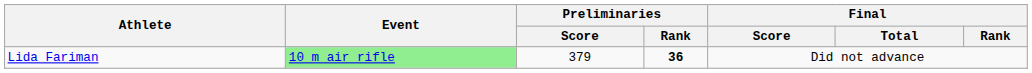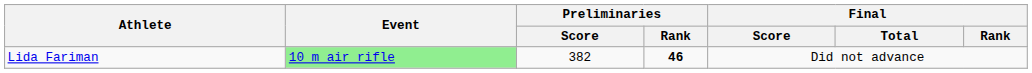(580, 57) 379 -> (580, 57) 382
(676, 57) 36 -> (676, 57) 46
